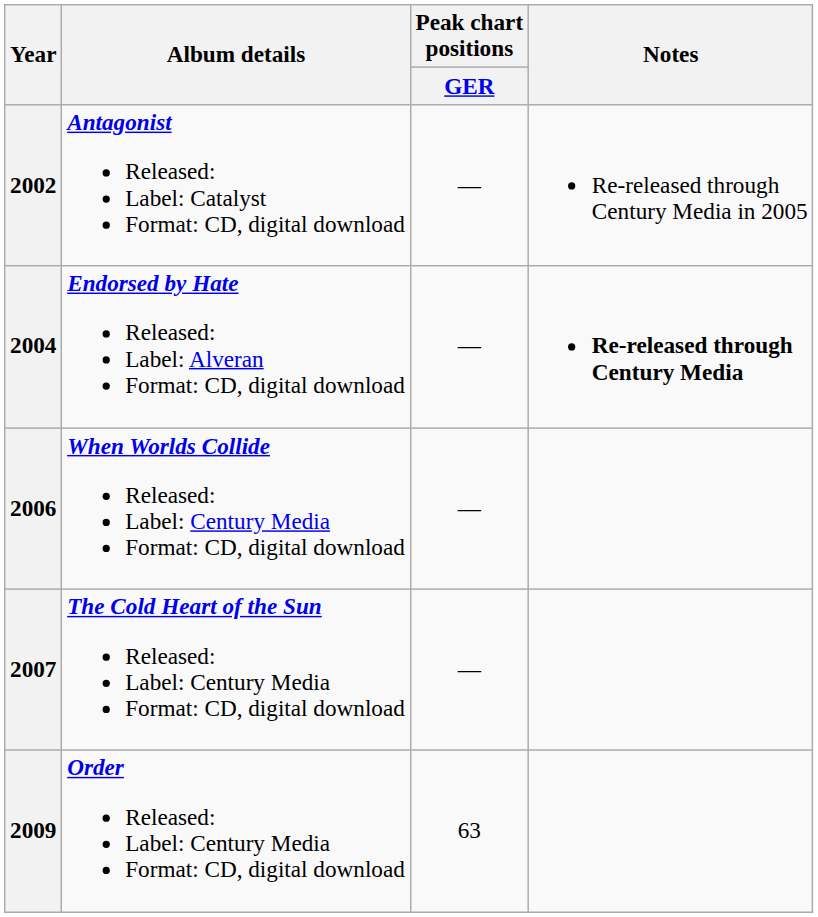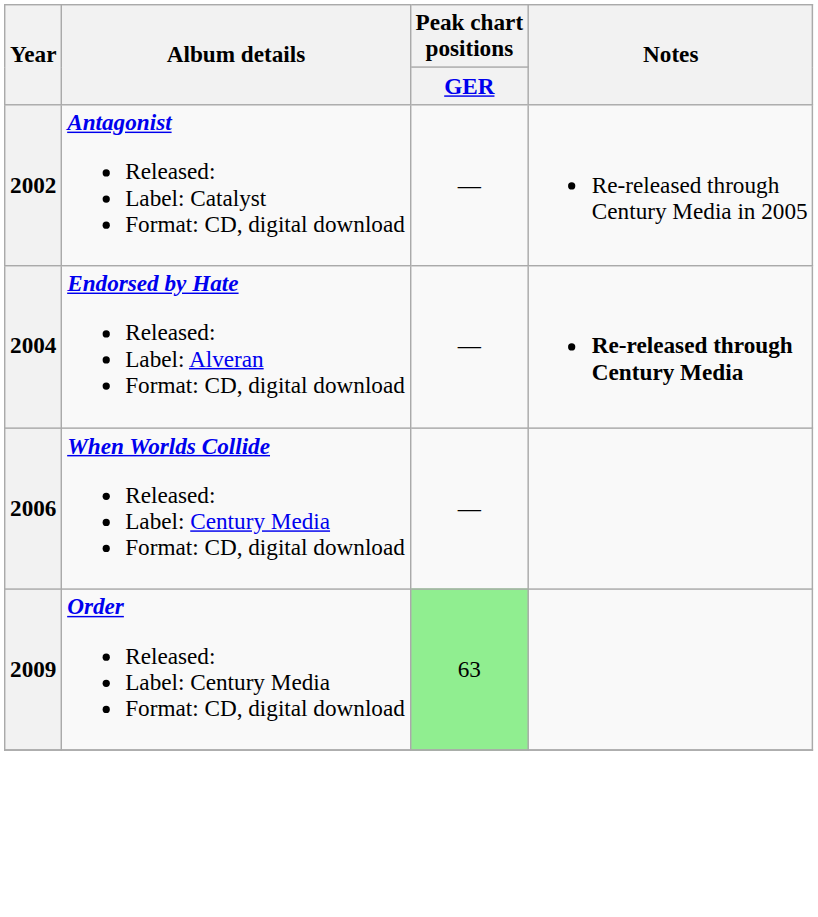- row: (33, 669)
(469, 830) no background -> (469, 669) lightgreen background
